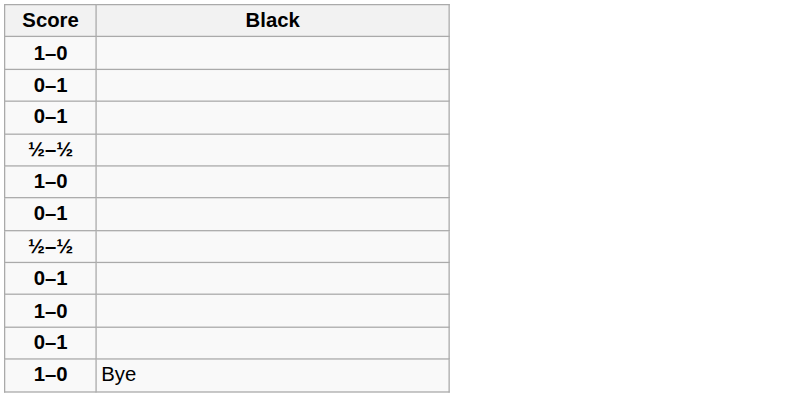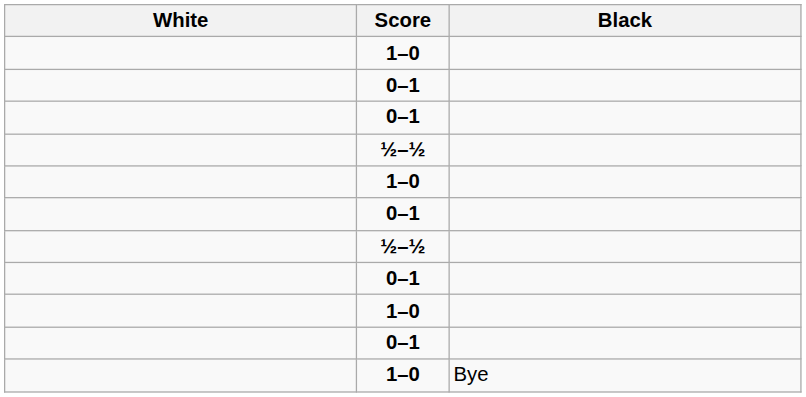+ column: (181, 20)
